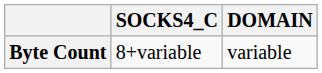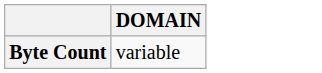- column: (167, 20)
